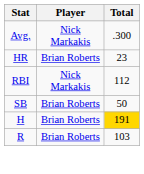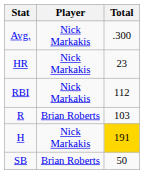(70, 58) Brian Roberts -> (70, 64) Nick Markakis
rows swapped: (21, 137) <-> (21, 103)
(70, 120) Brian Roberts -> (70, 138) Nick Markakis
